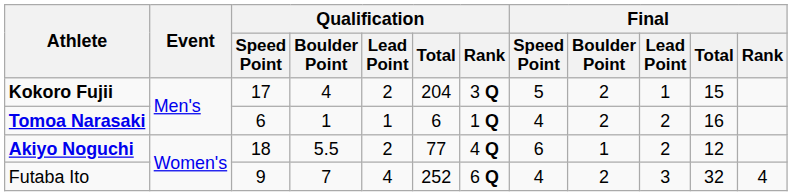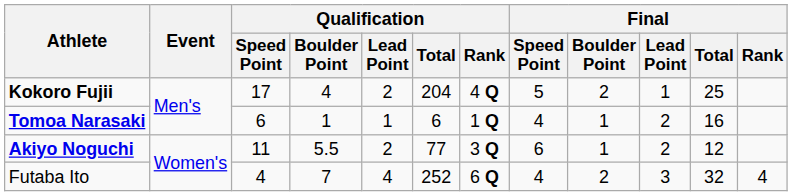(485, 93) 3 Q -> (485, 93) 4 Q
(714, 93) 15 -> (714, 93) 25
(604, 121) 2 -> (604, 121) 1
(261, 149) 18 -> (261, 149) 11
(485, 149) 4 Q -> (485, 149) 3 Q
(261, 177) 9 -> (261, 177) 4
